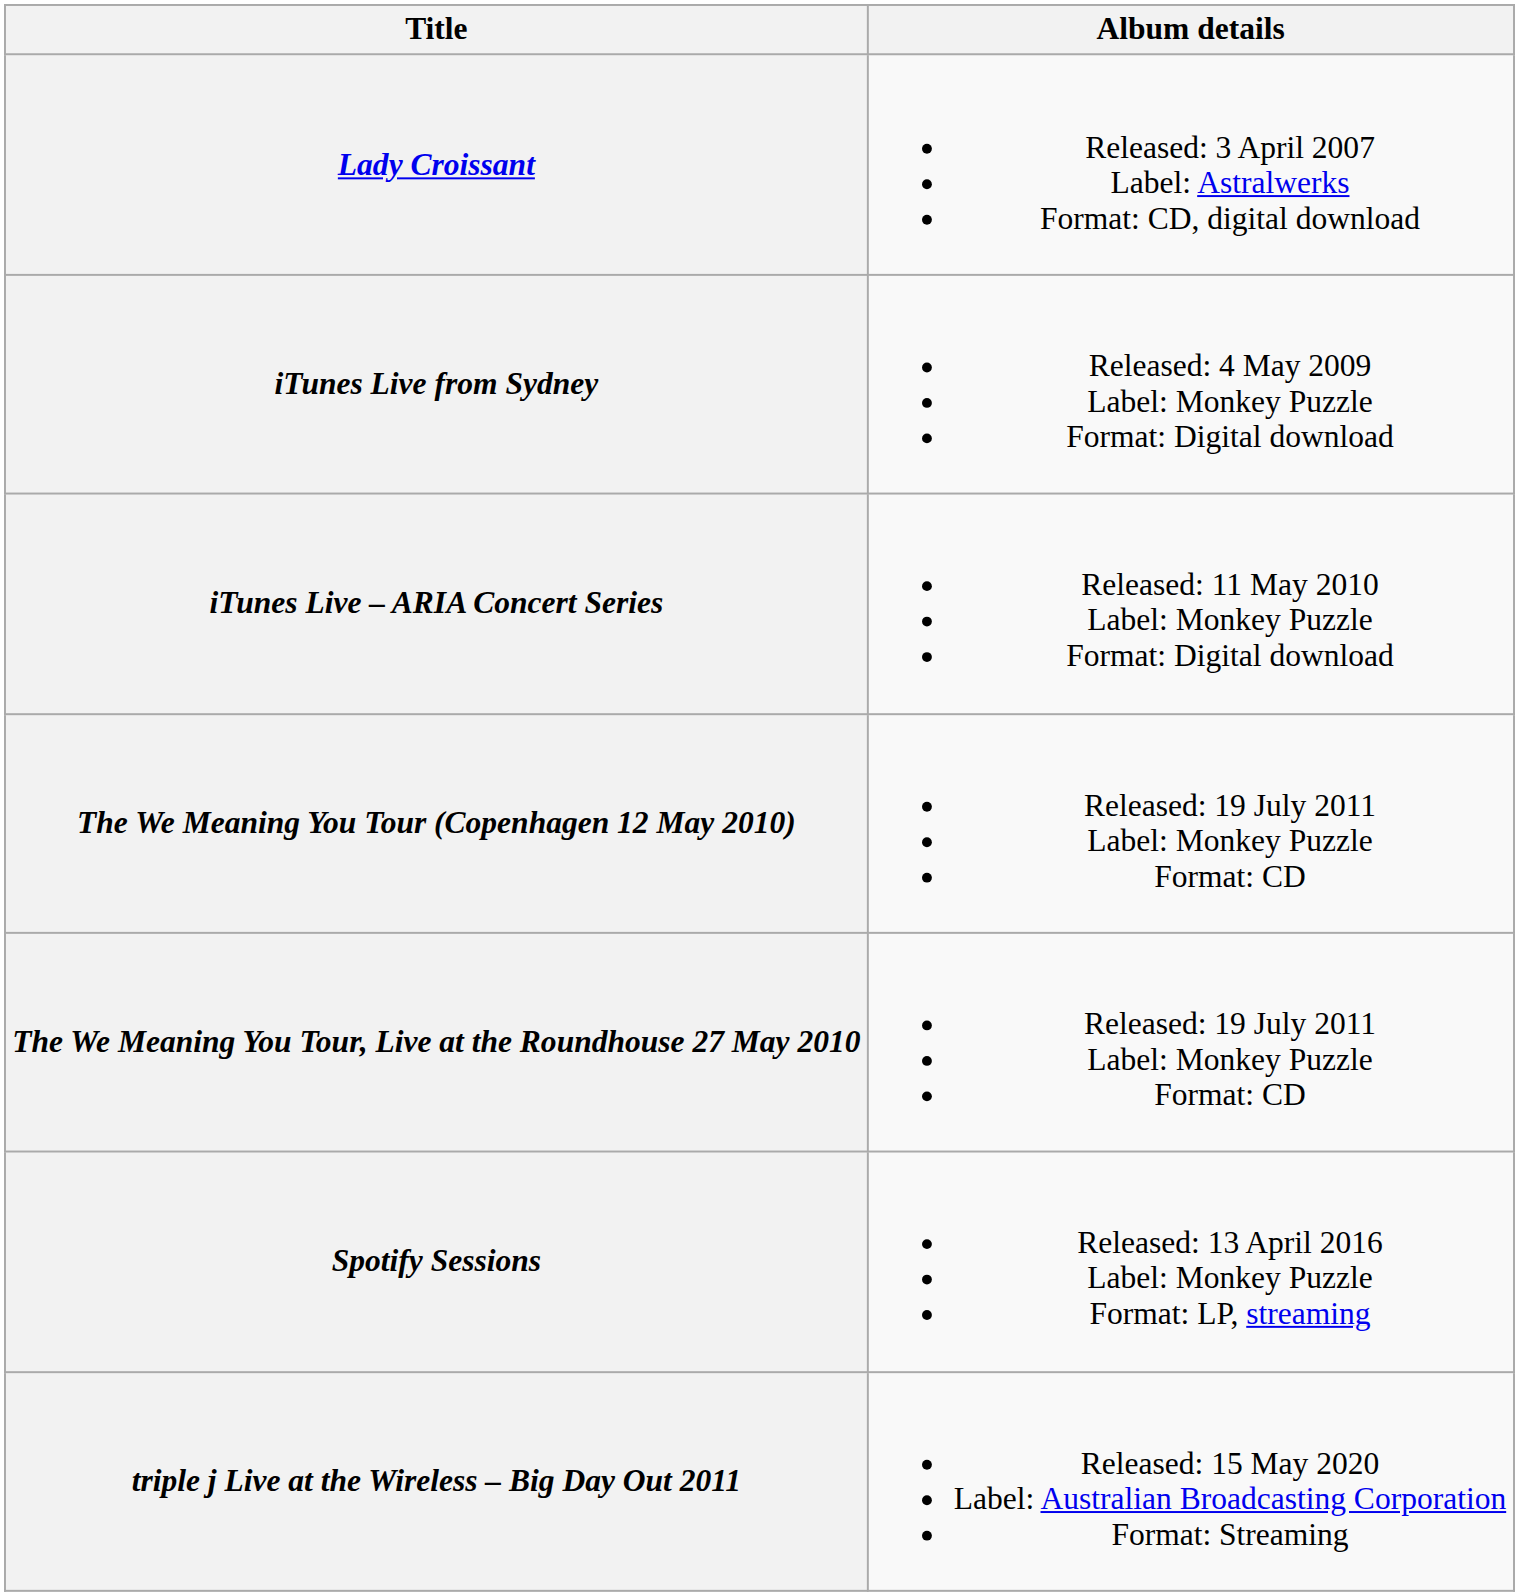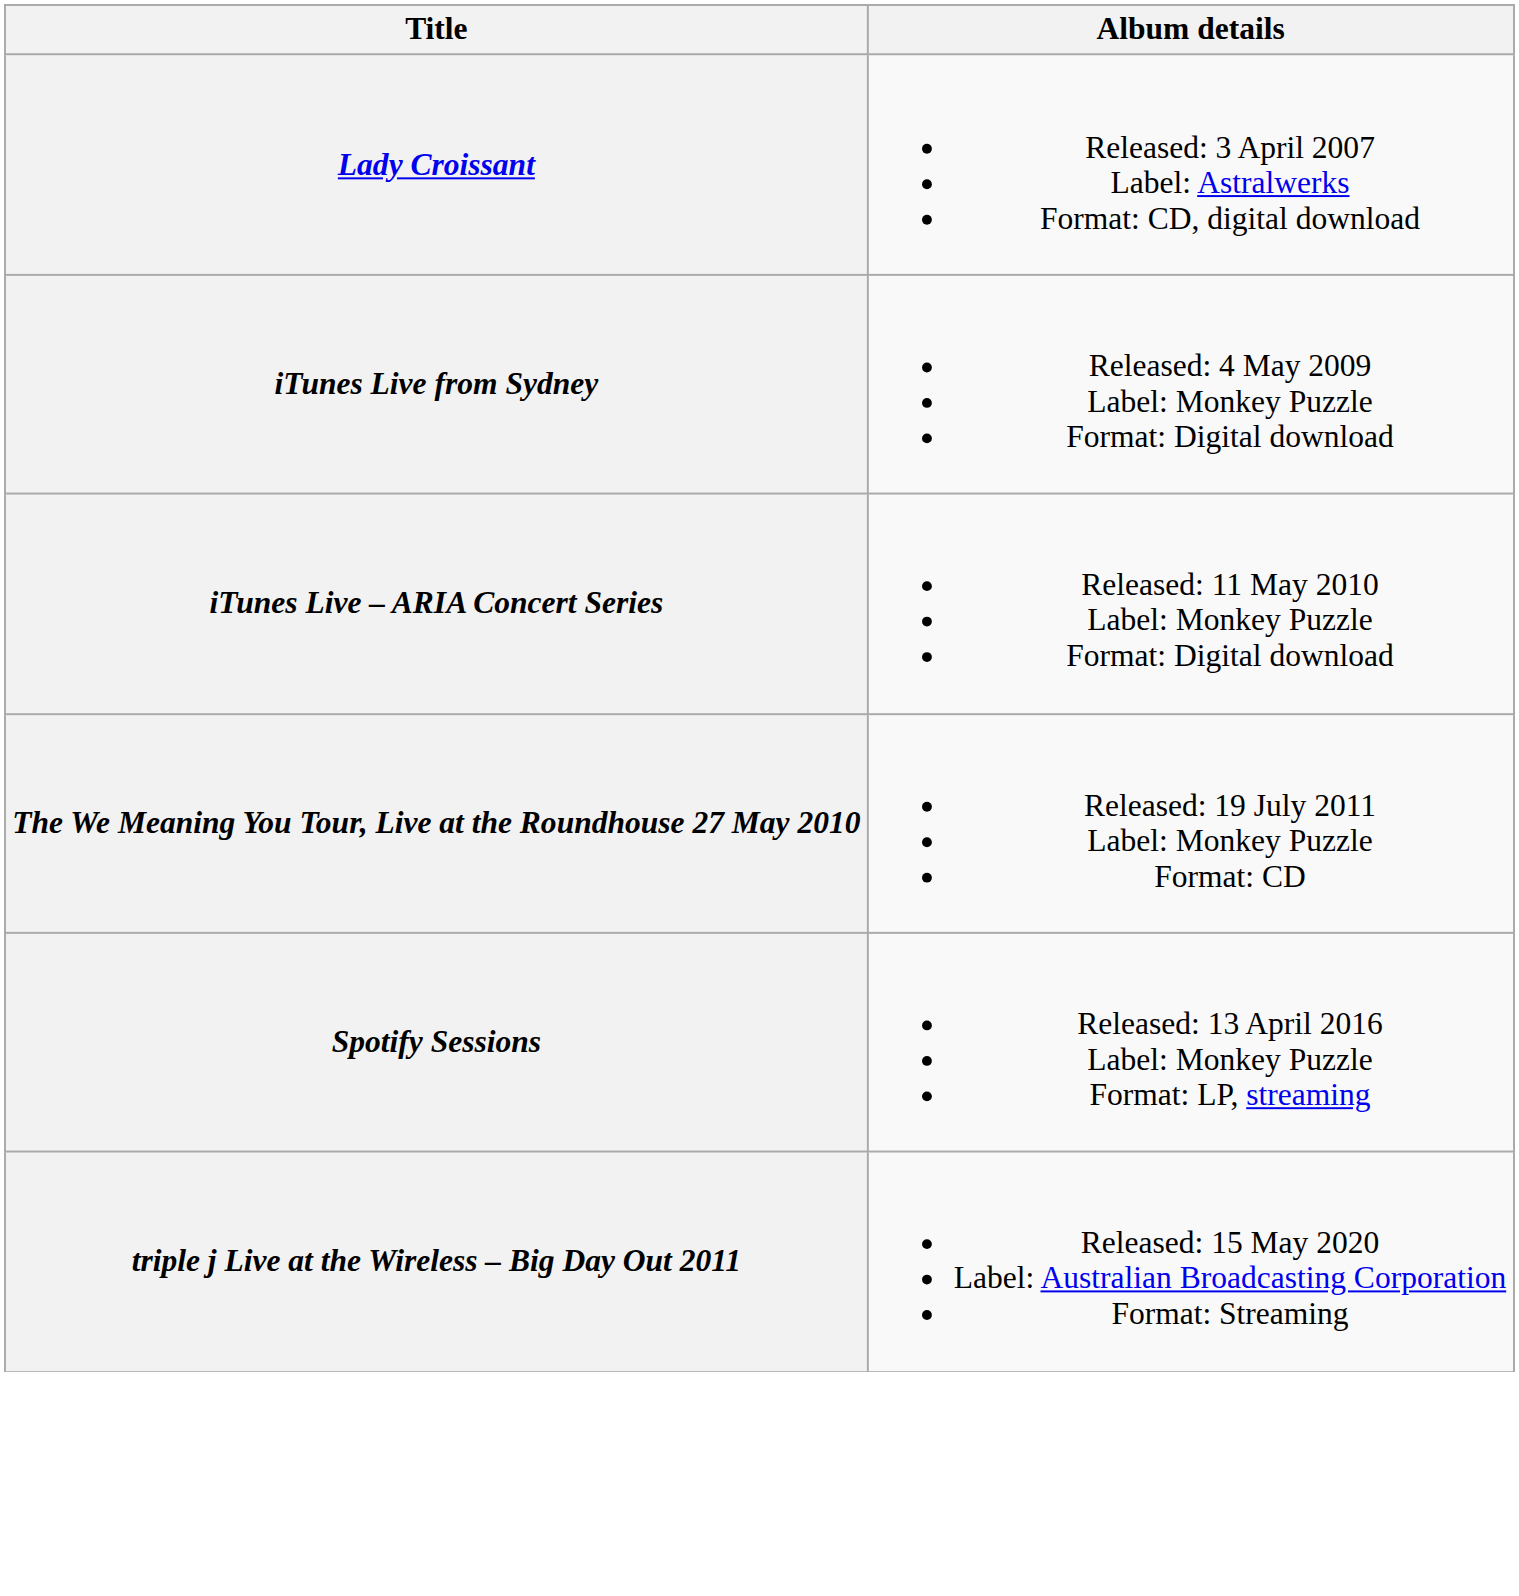- row: (436, 822)
